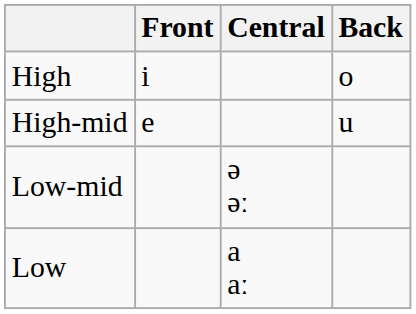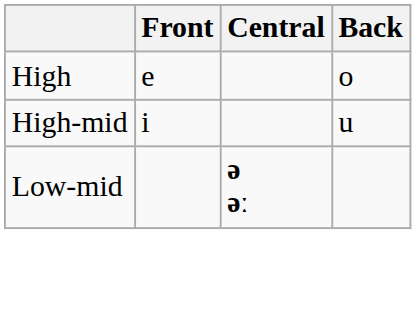(145, 75) i -> (148, 75) e
(148, 122) e -> (145, 122) i
(238, 186) normal -> (238, 186) bold
- row: (39, 267)
